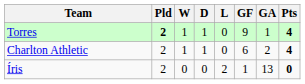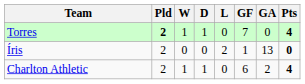(245, 32) 9 -> (245, 32) 7
(267, 32) 1 -> (267, 32) 0
rows swapped: (47, 50) <-> (15, 69)
